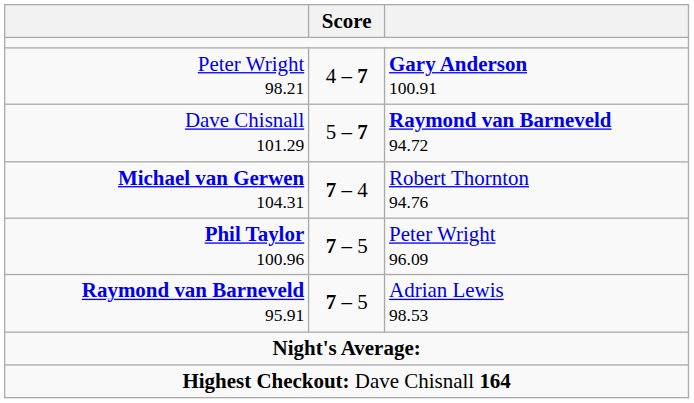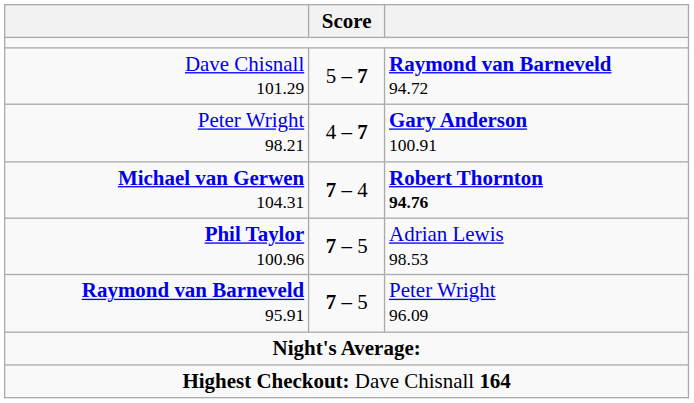rows swapped: (245, 132) <-> (251, 75)
(459, 189) normal -> (466, 189) bold
(442, 246) Peter Wright 96.09 -> (446, 246) Adrian Lewis 98.53
(446, 303) Adrian Lewis 98.53 -> (442, 303) Peter Wright 96.09
